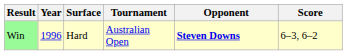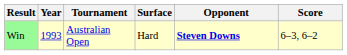columns swapped: (139, 12) <-> (84, 12)
(51, 35) 1996 -> (51, 35) 1993
